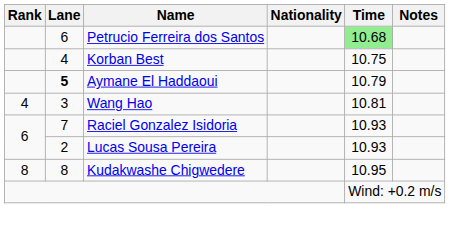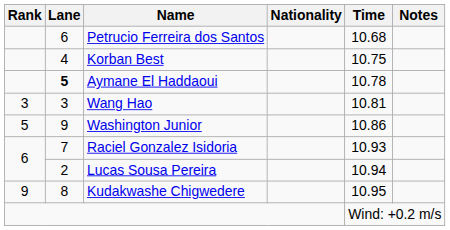(369, 37) lightgreen background -> (369, 37) no background
(369, 81) 10.79 -> (369, 81) 10.78
(25, 103) 4 -> (25, 103) 3
+ row: (144, 125)
(369, 147) 10.93 -> (369, 170) 10.94
(25, 170) 8 -> (25, 192) 9
